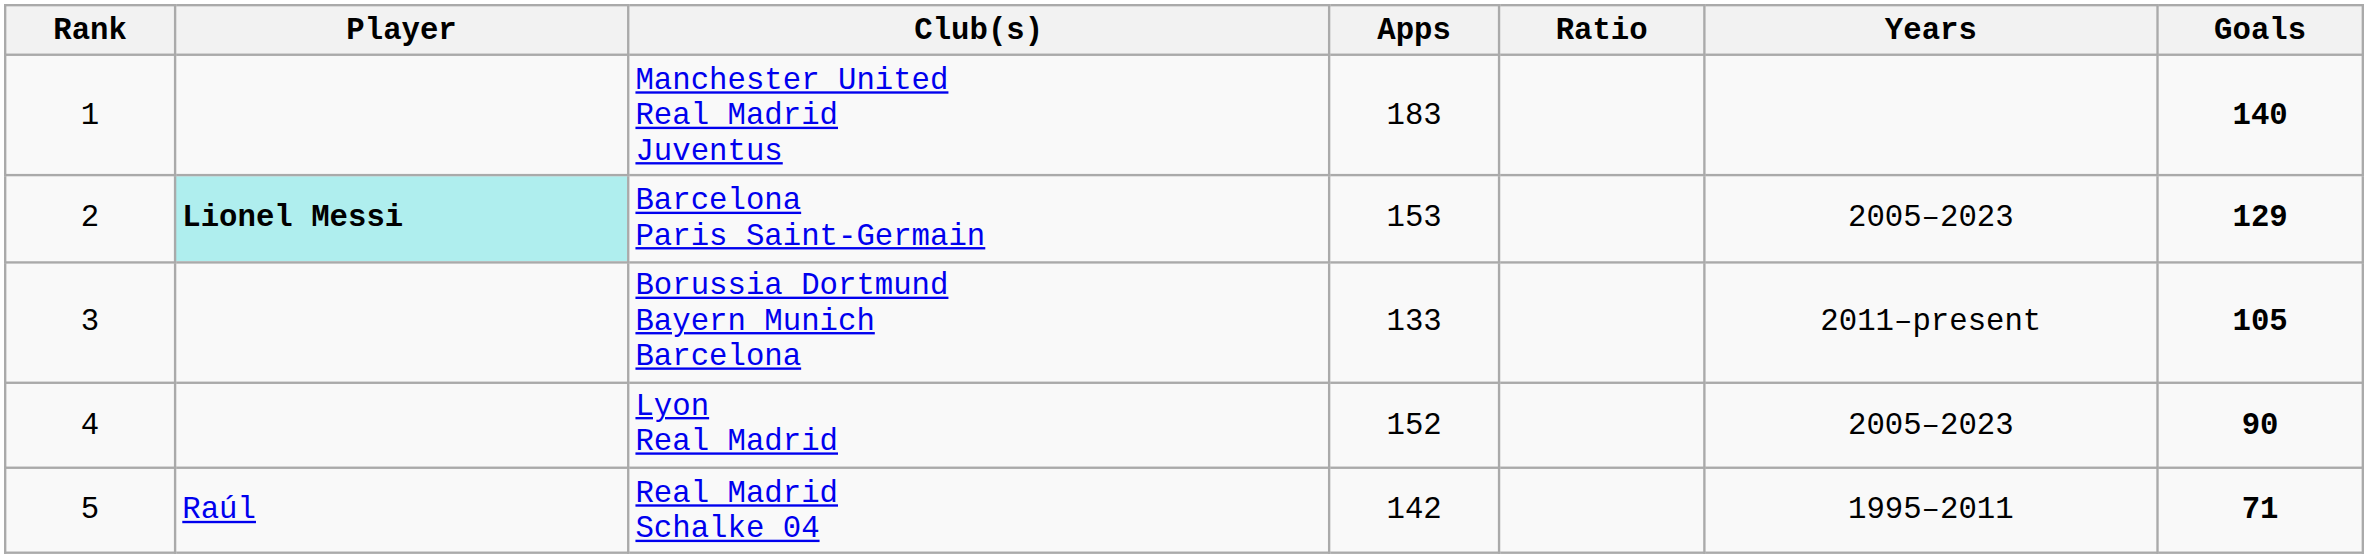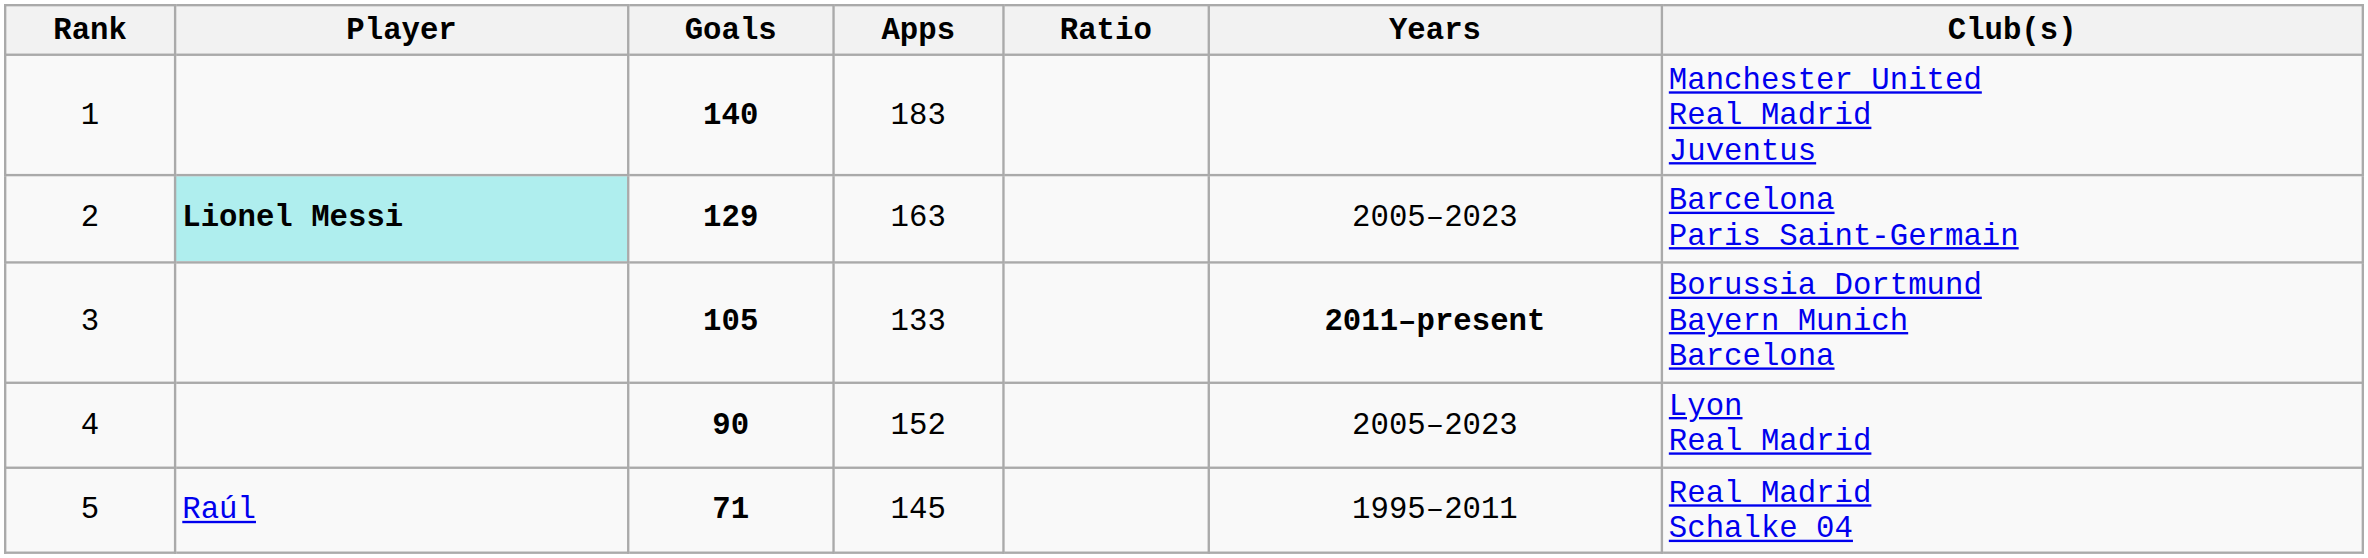columns swapped: (2260, 30) <-> (979, 30)
(1414, 219) 153 -> (918, 219) 163
(1931, 322) normal -> (1435, 322) bold
(1414, 510) 142 -> (918, 510) 145
